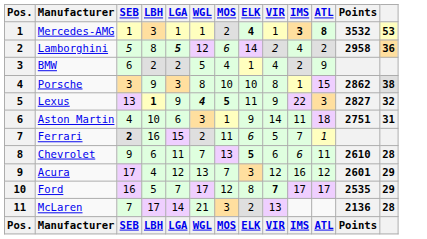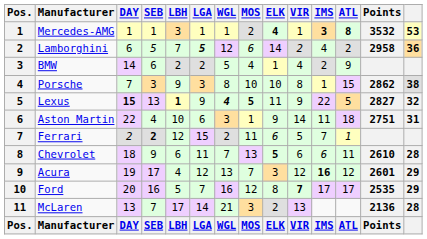+ column: (129, 13)
(154, 49) 8 -> (178, 49) 7
(324, 102) 3 -> (348, 102) 5
(154, 137) 16 -> (178, 137) 12
(300, 172) normal -> (324, 172) bold
(202, 190) 17 -> (227, 190) 16
